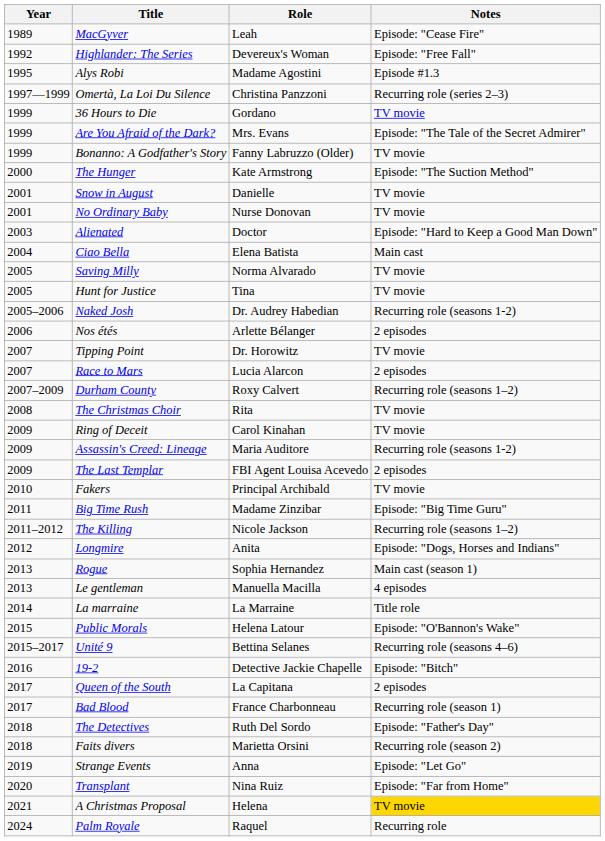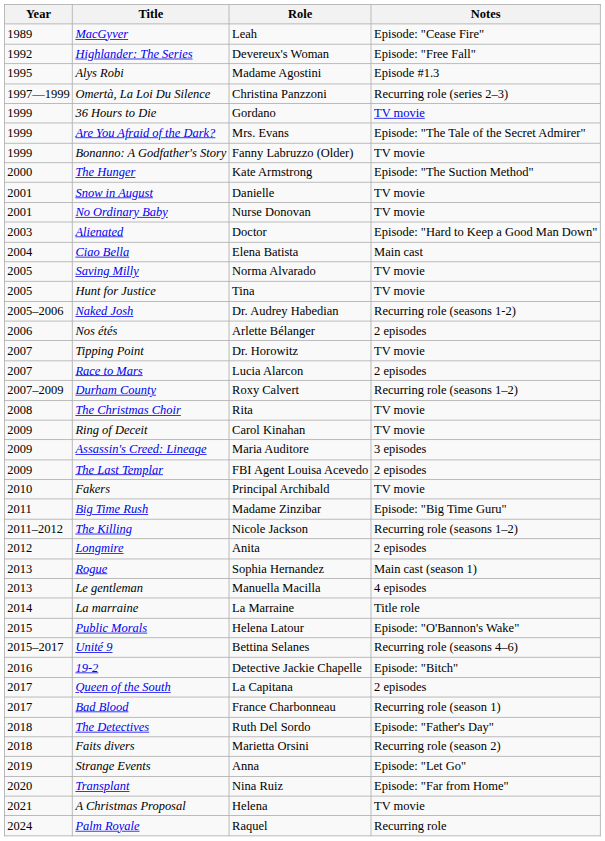(445, 449) Recurring role (seasons 1-2) -> (400, 449) 3 episodes
(467, 548) Episode: "Dogs, Horses and Indians" -> (400, 548) 2 episodes
(399, 806) gold background -> (399, 806) no background
